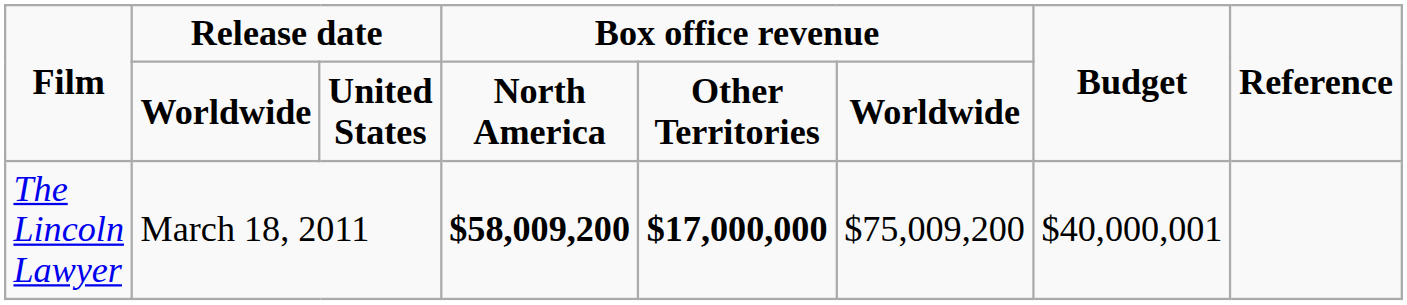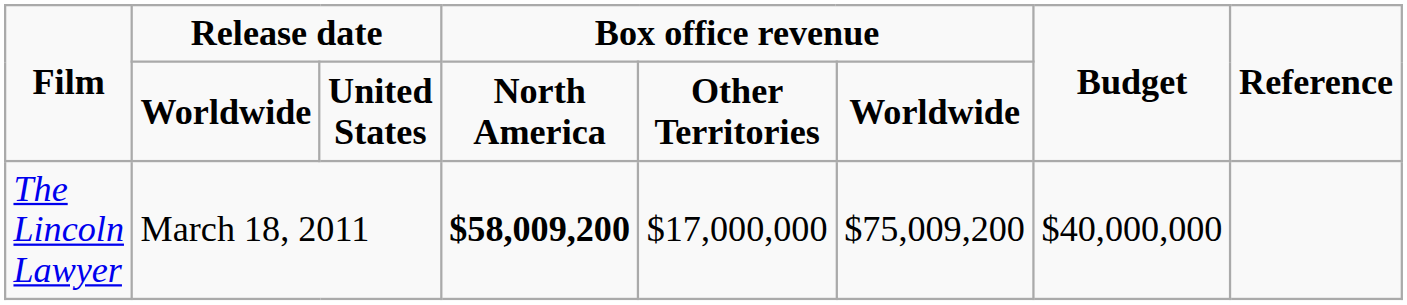(737, 229) bold -> (737, 229) normal
(1132, 229) $40,000,001 -> (1132, 229) $40,000,000
